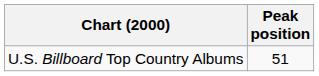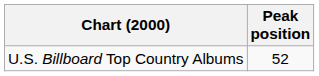(280, 58) 51 -> (280, 58) 52
